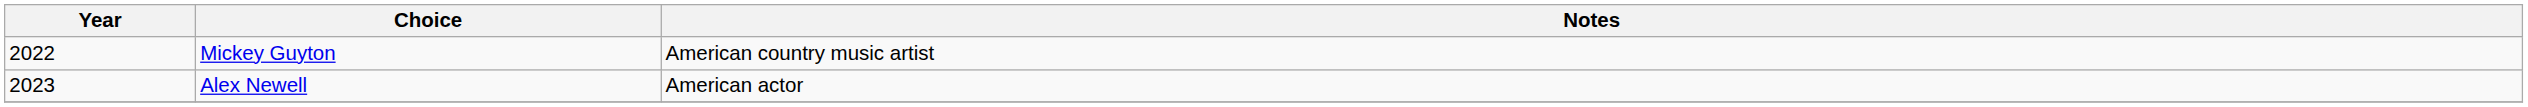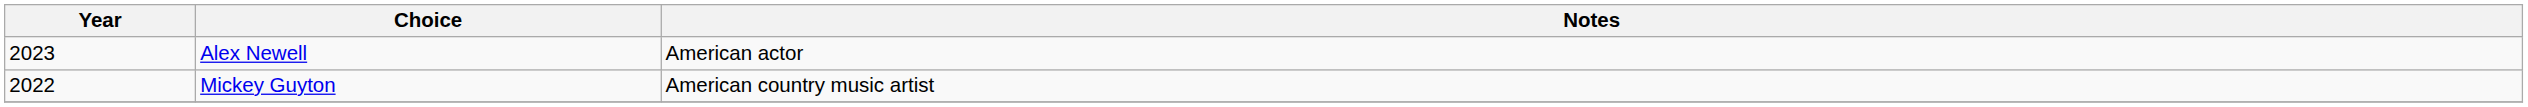rows swapped: (268, 53) <-> (254, 85)
